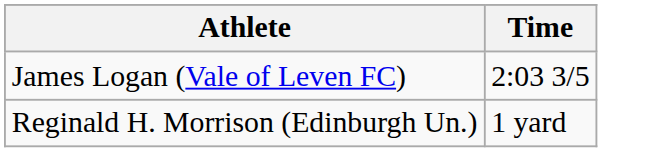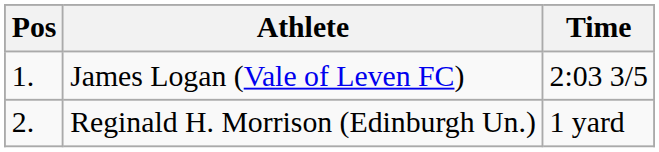+ column: (34, 28)
